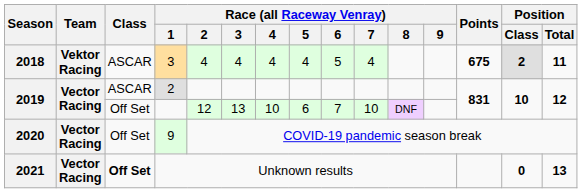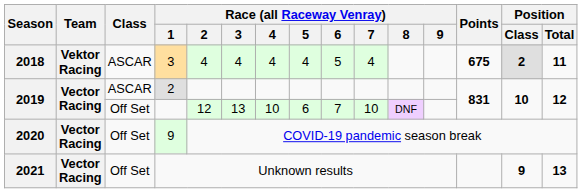(130, 170) bold -> (130, 170) normal
(522, 170) 0 -> (522, 170) 9
